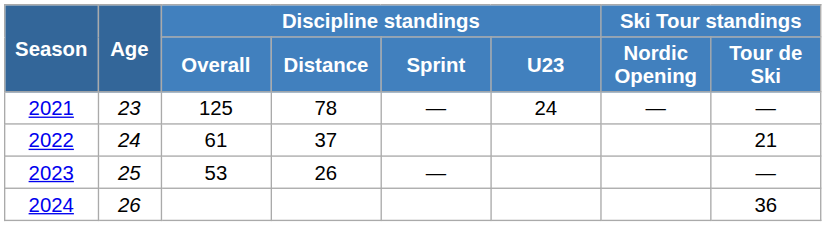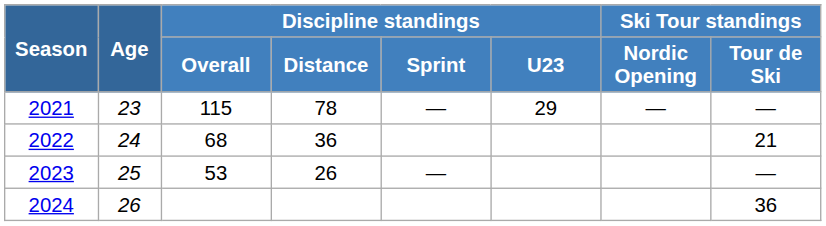(216, 108) 125 -> (216, 108) 115
(546, 108) 24 -> (546, 108) 29
(216, 140) 61 -> (216, 140) 68
(326, 140) 37 -> (326, 140) 36
